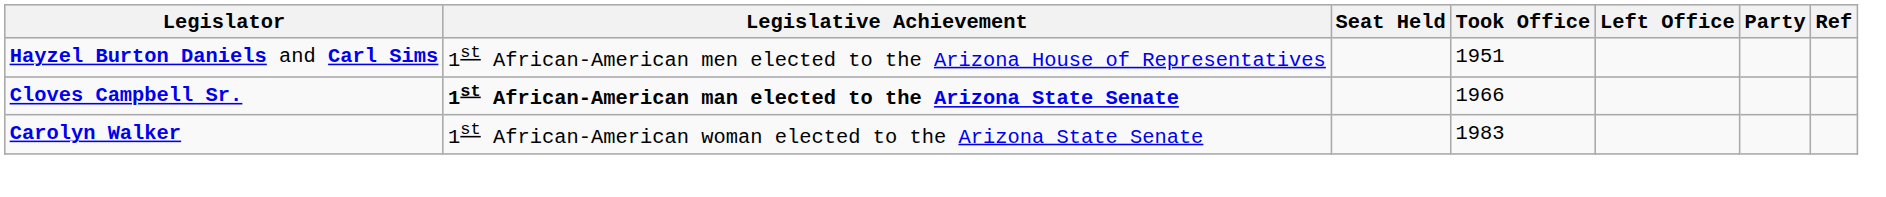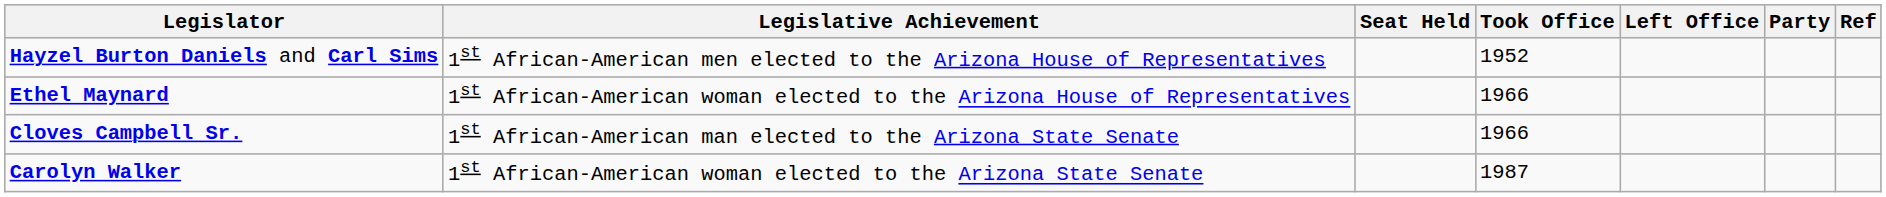(1480, 57) 1951 -> (1505, 57) 1952
+ row: (89, 96)
(813, 96) bold -> (813, 134) normal
(1480, 134) 1983 -> (1505, 173) 1987
